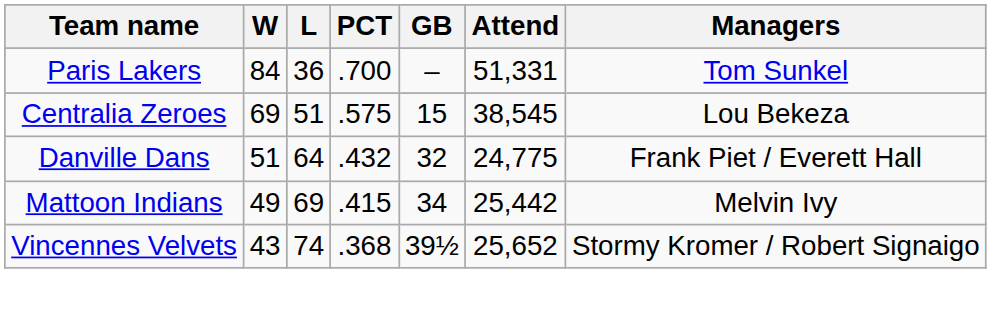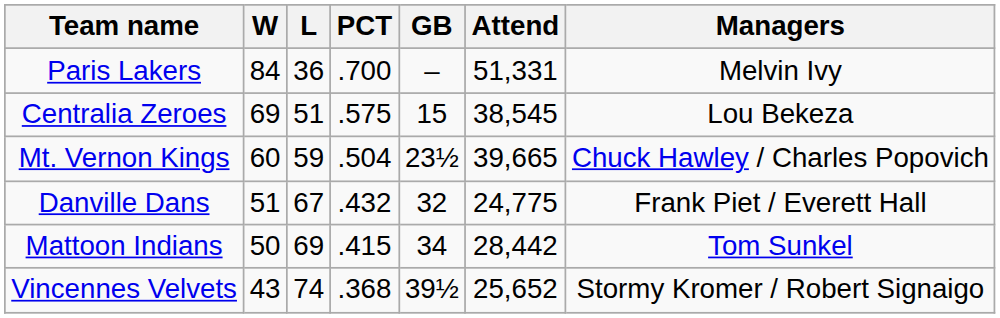(776, 70) Tom Sunkel -> (780, 70) Melvin Ivy
+ row: (124, 158)
(309, 158) 64 -> (309, 202) 67
(265, 202) 49 -> (265, 245) 50
(515, 202) 25,442 -> (515, 245) 28,442
(776, 202) Melvin Ivy -> (780, 245) Tom Sunkel
